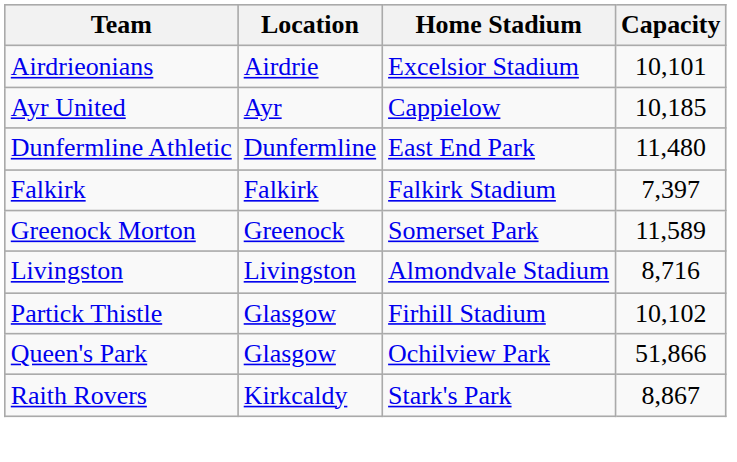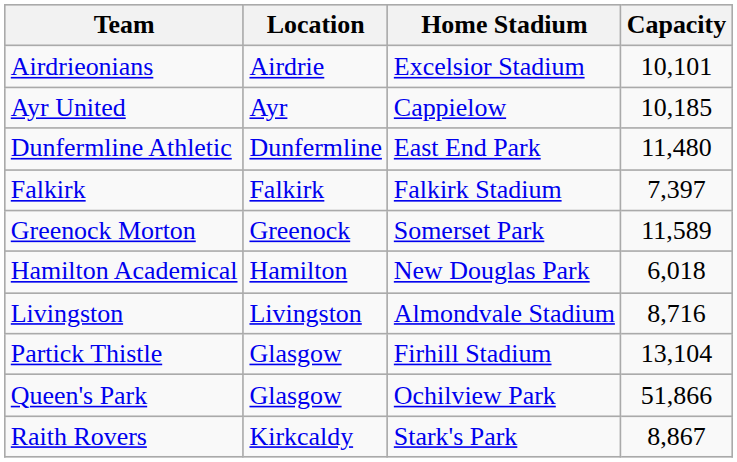+ row: (124, 271)
(671, 312) 10,102 -> (676, 353) 13,104
